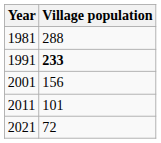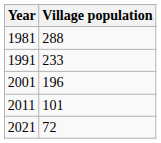(53, 60) bold -> (53, 60) normal
(53, 82) 156 -> (53, 82) 196
